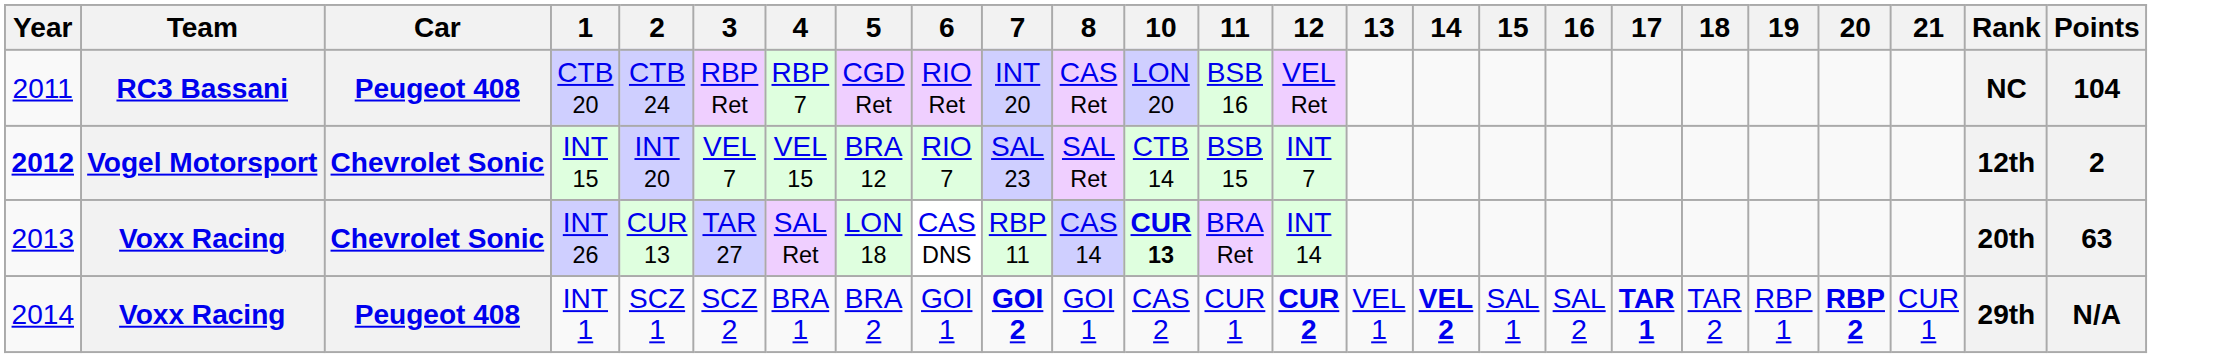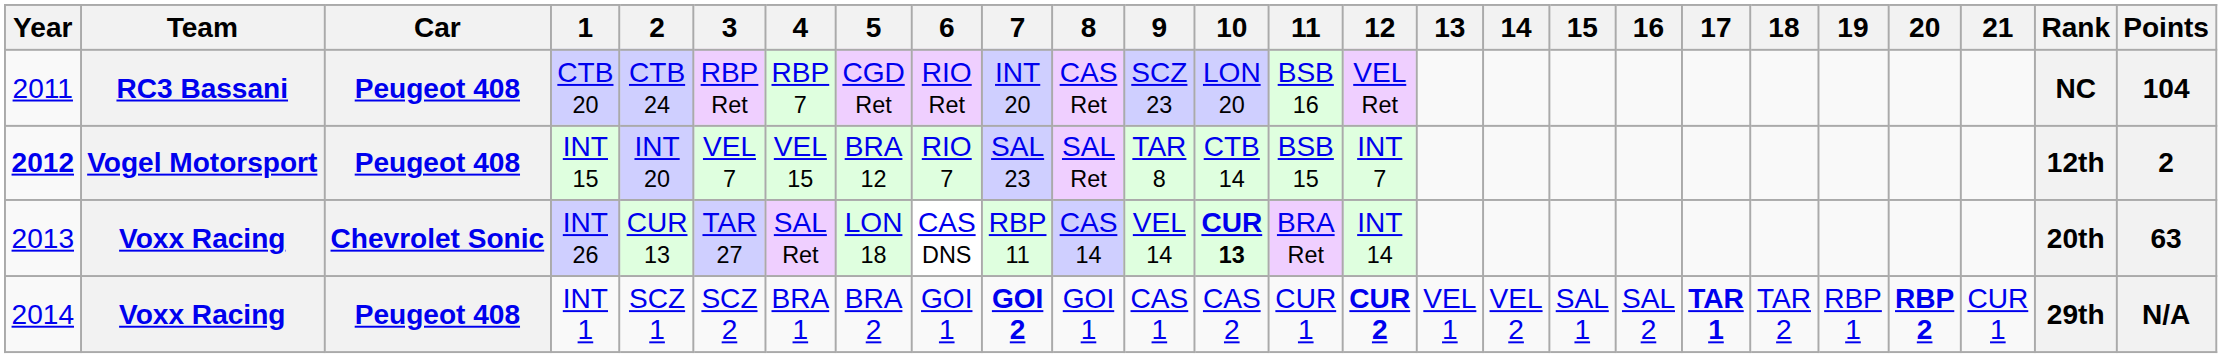+ column: (1159, 28)
(437, 163) Chevrolet Sonic -> (437, 163) Peugeot 408
(1446, 314) bold -> (1516, 314) normal
